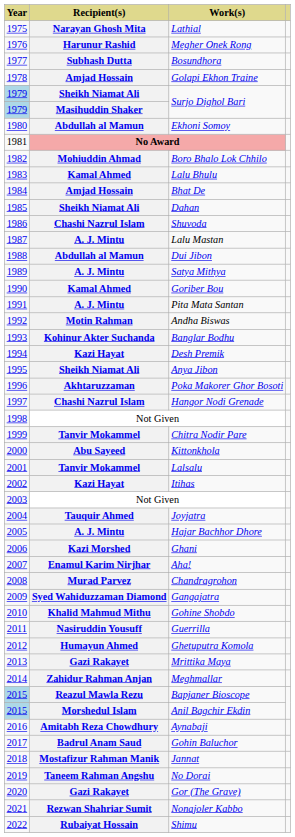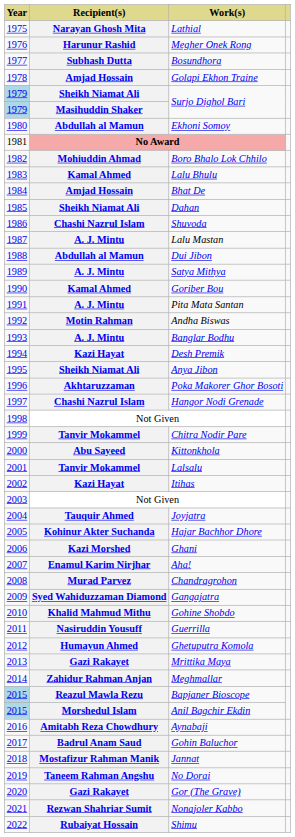(99, 337) Kohinur Akter Suchanda -> (99, 337) A. J. Mintu
(99, 532) A. J. Mintu -> (99, 532) Kohinur Akter Suchanda
